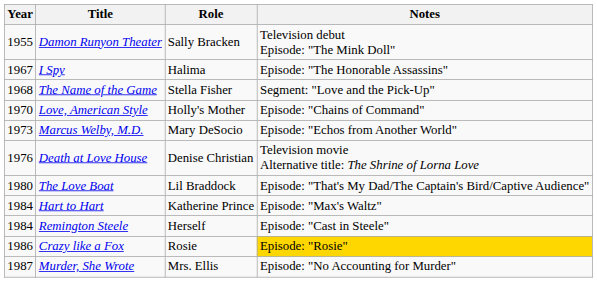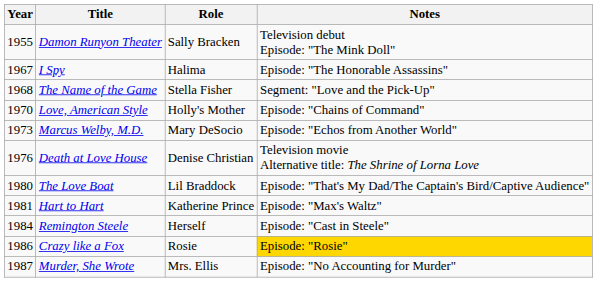(20, 205) 1984 -> (20, 205) 1981
